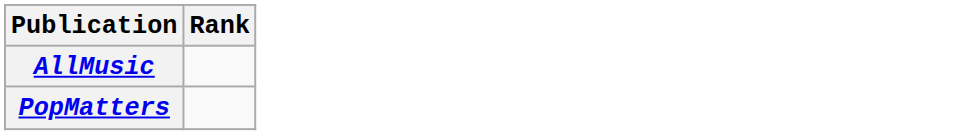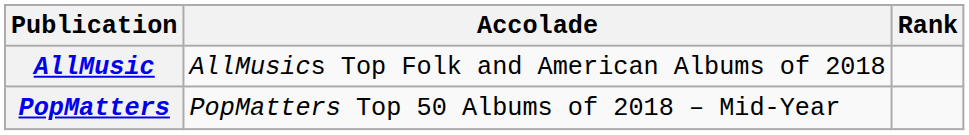+ column: (538, 26)
